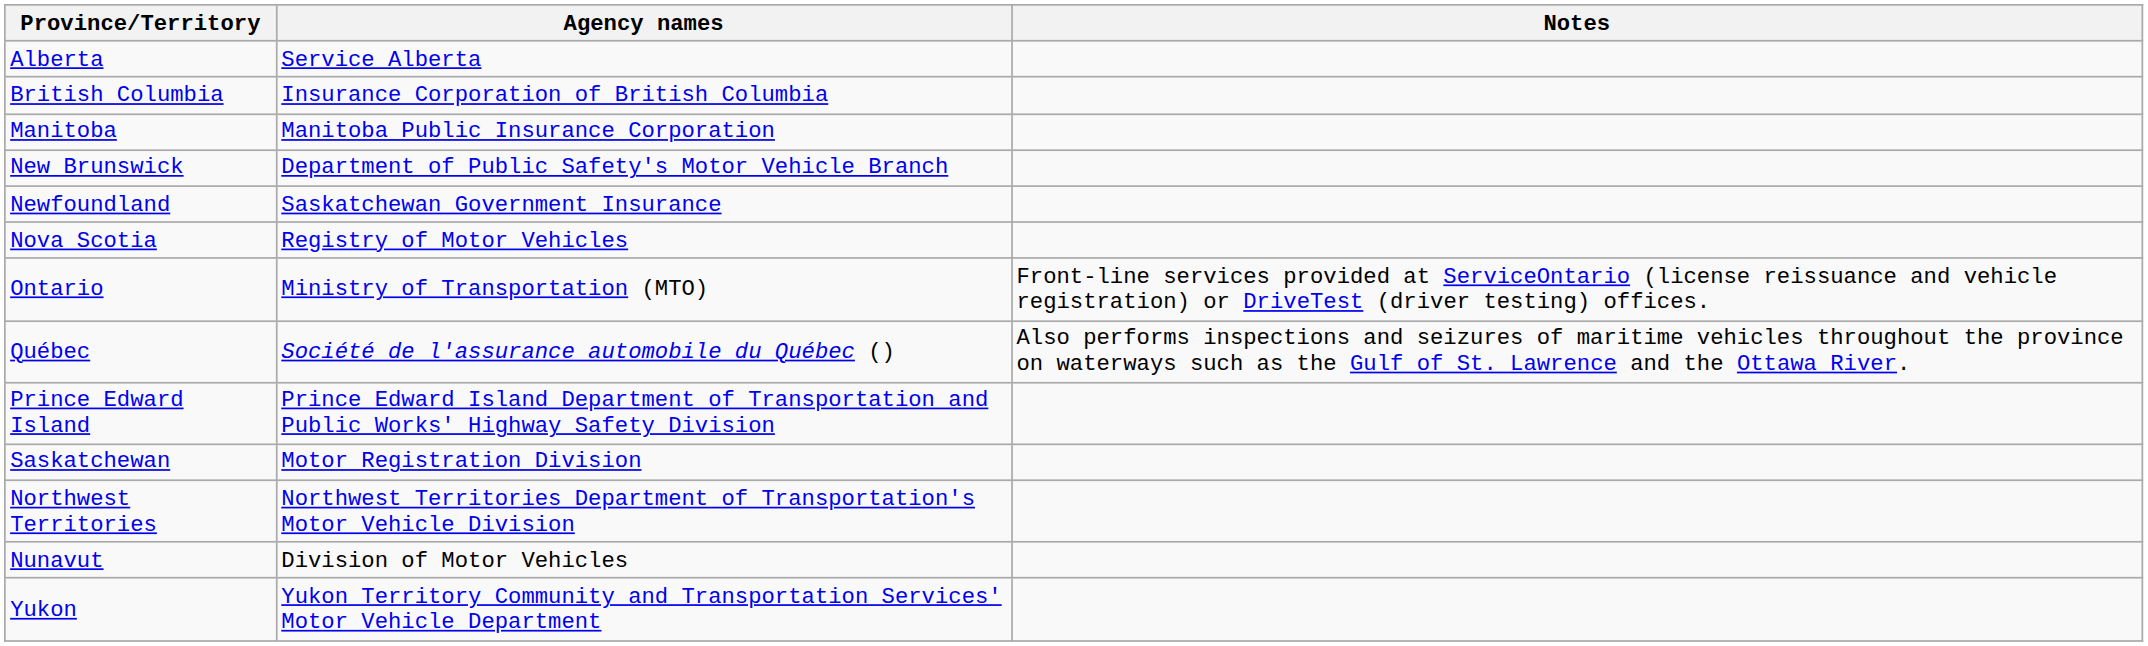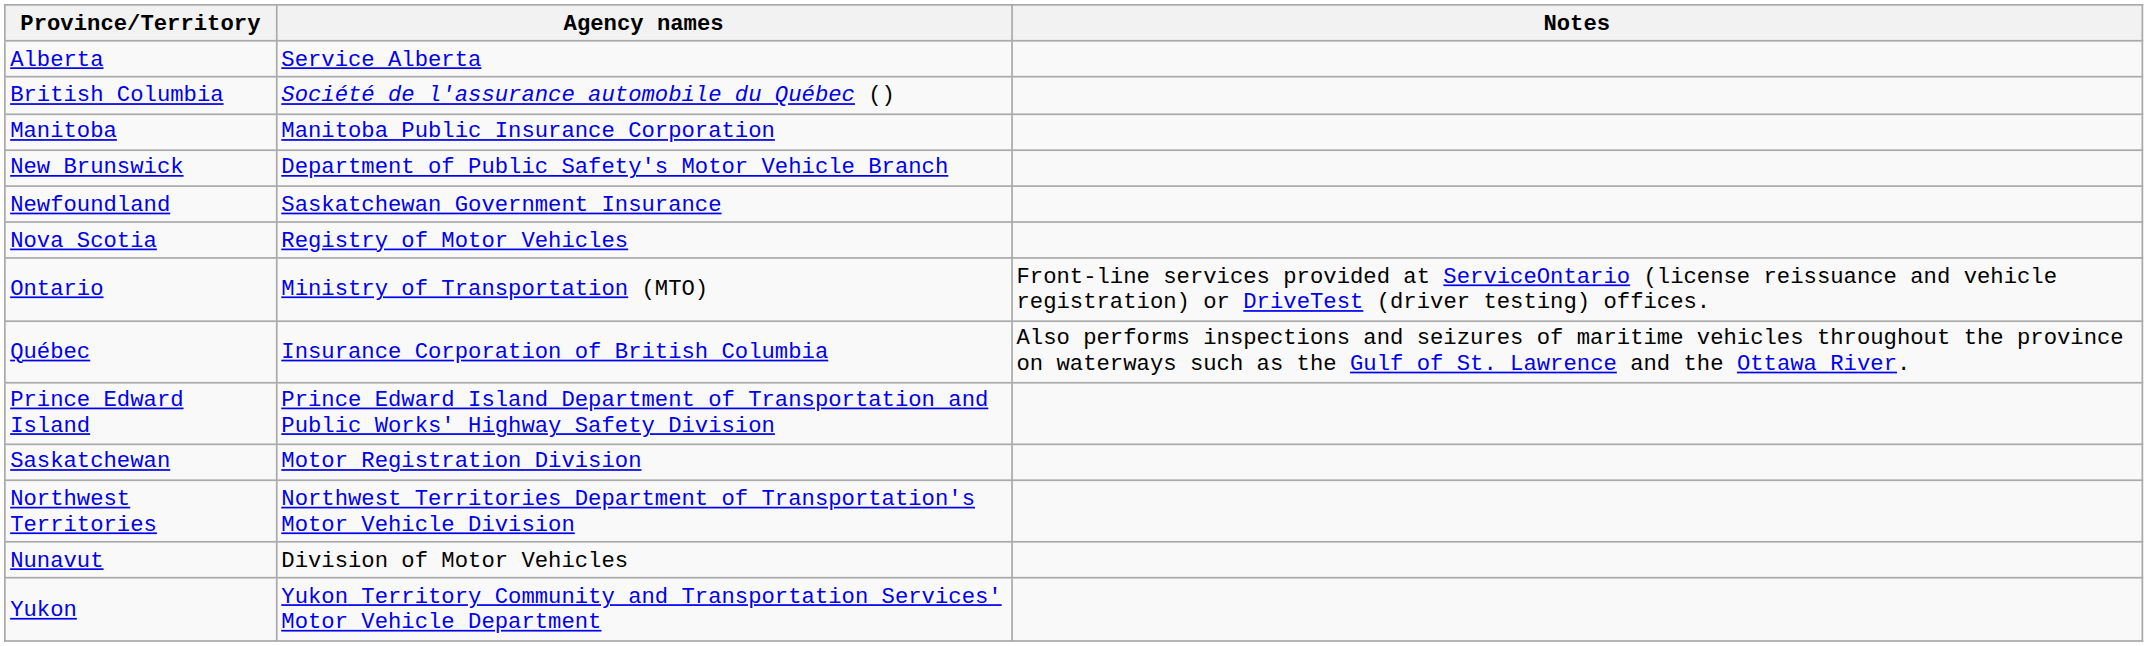(555, 95) Insurance Corporation of British Columbia -> (588, 95) Société de l'assurance automobile du Québec ()
(588, 351) Société de l'assurance automobile du Québec () -> (555, 351) Insurance Corporation of British Columbia
